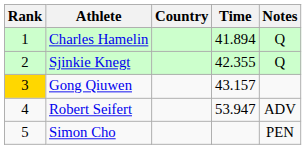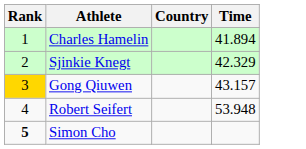- column: (280, 16)
(235, 62) 42.355 -> (235, 62) 42.329
(235, 109) 53.947 -> (235, 109) 53.948
(25, 132) normal -> (25, 132) bold
